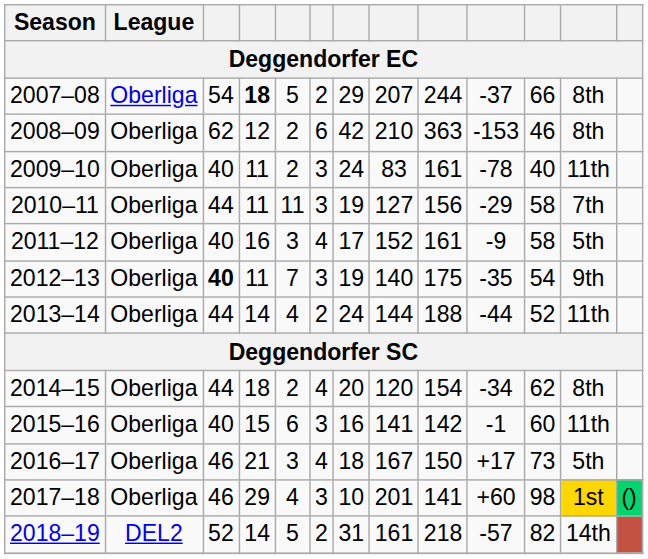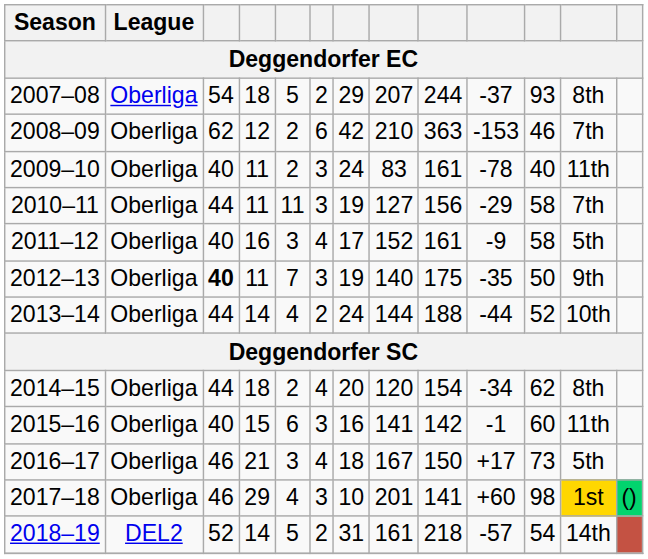(257, 95) bold -> (257, 95) normal
(543, 95) 66 -> (543, 95) 93
(588, 132) 8th -> (588, 132) 7th
(543, 278) 54 -> (543, 278) 50
(588, 315) 11th -> (588, 315) 10th
(543, 534) 82 -> (543, 534) 54
